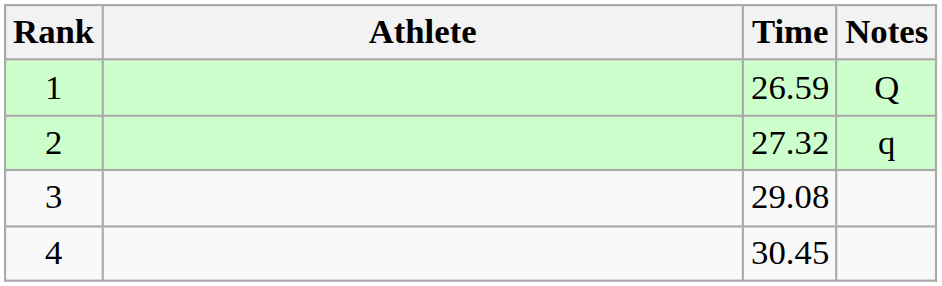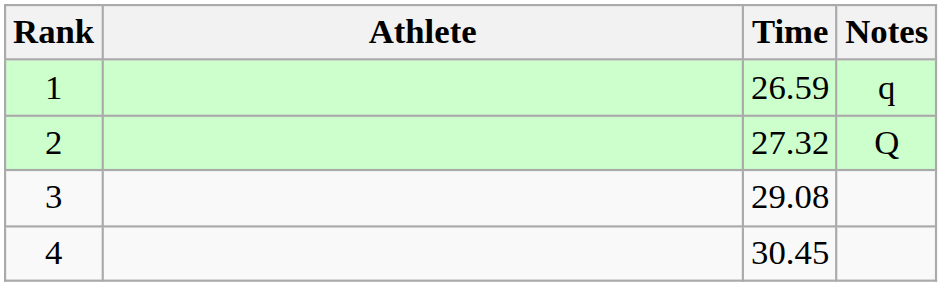(887, 87) Q -> (887, 87) q
(887, 142) q -> (887, 142) Q
